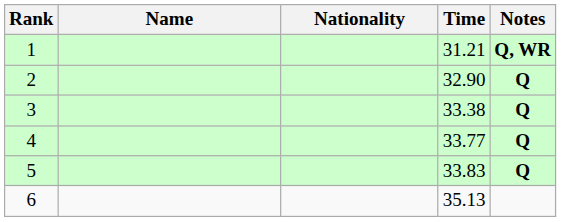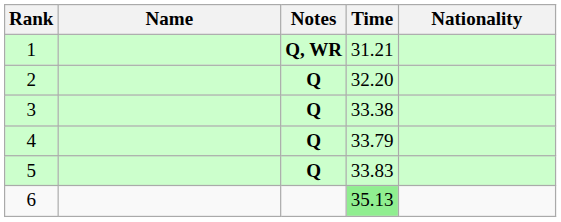columns swapped: (360, 19) <-> (523, 19)
(464, 79) 32.90 -> (372, 79) 32.20
(464, 140) 33.77 -> (372, 140) 33.79
(464, 200) no background -> (372, 200) lightgreen background
